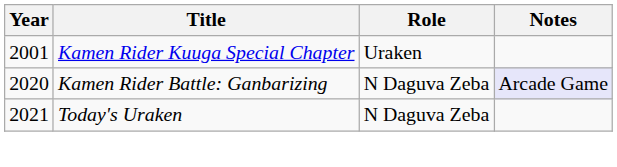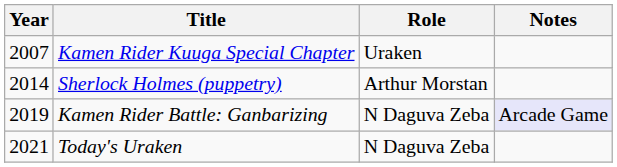(29, 51) 2001 -> (29, 51) 2007
+ row: (170, 83)
(29, 83) 2020 -> (29, 114) 2019
